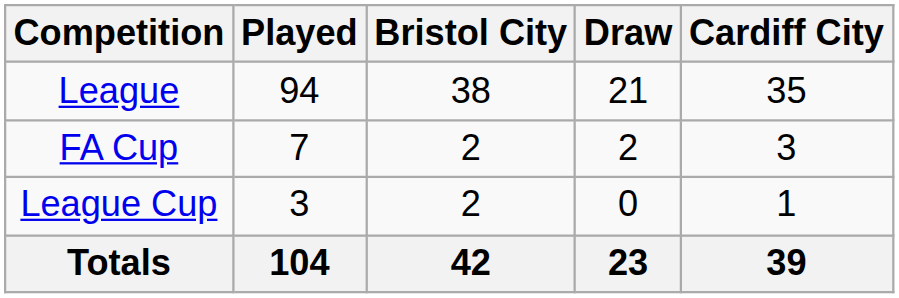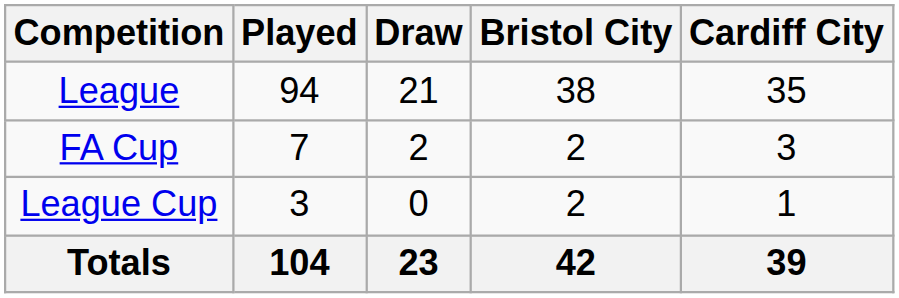columns swapped: (471, 33) <-> (628, 33)
